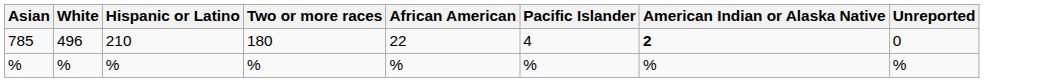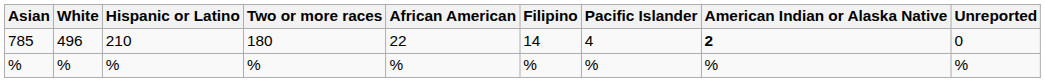+ column: (550, 16)
